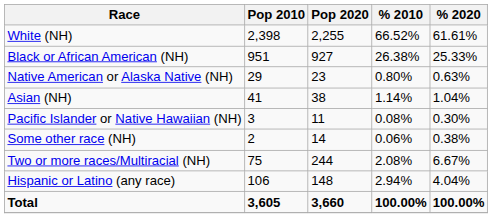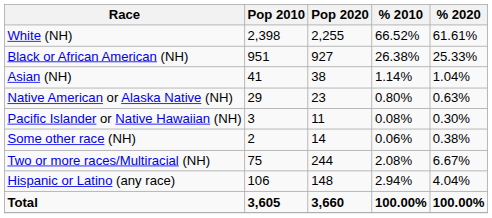rows swapped: (120, 77) <-> (40, 98)
